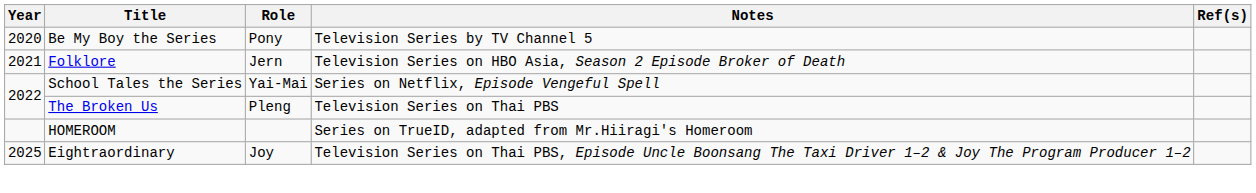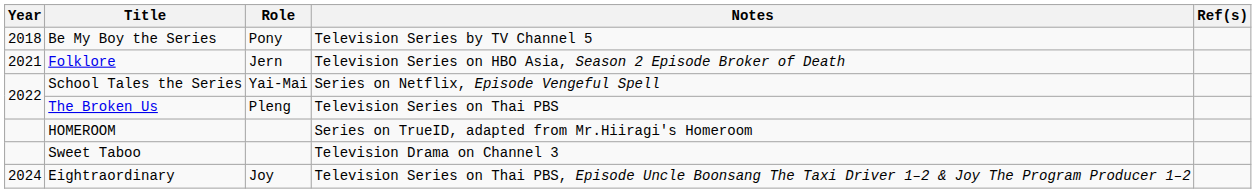(25, 39) 2020 -> (25, 39) 2018
+ row: (95, 153)
(25, 153) 2025 -> (25, 176) 2024
